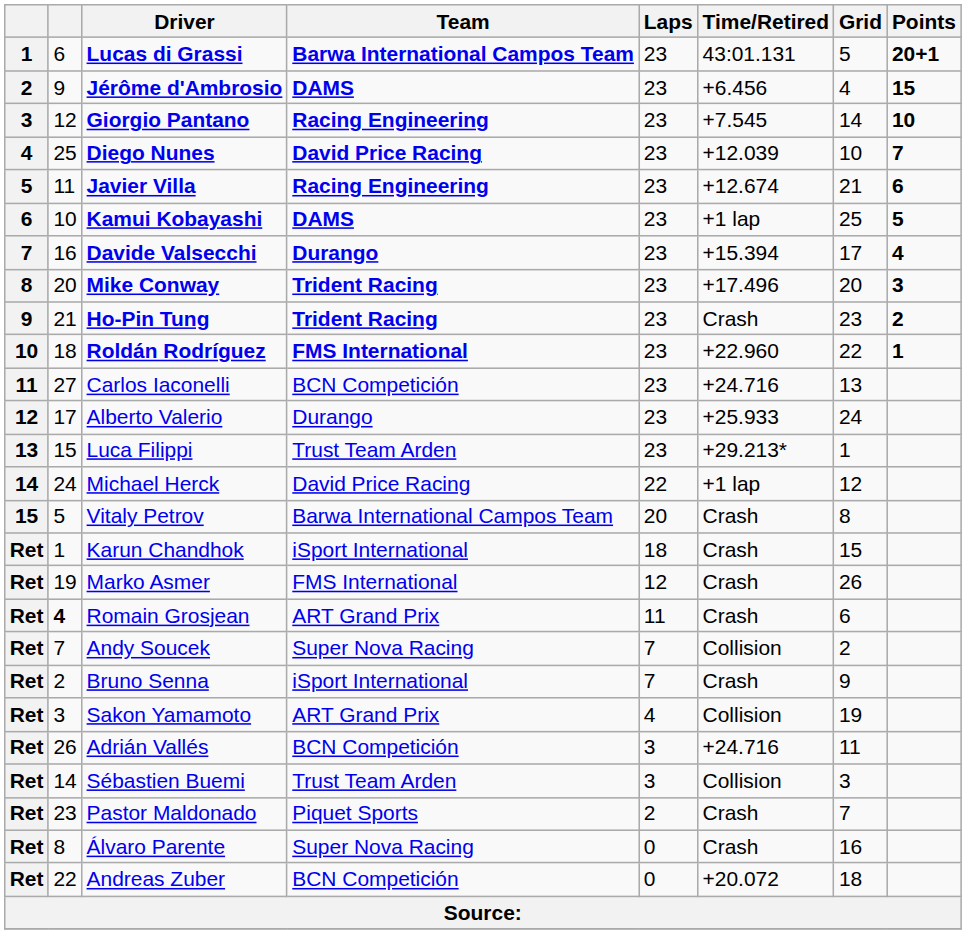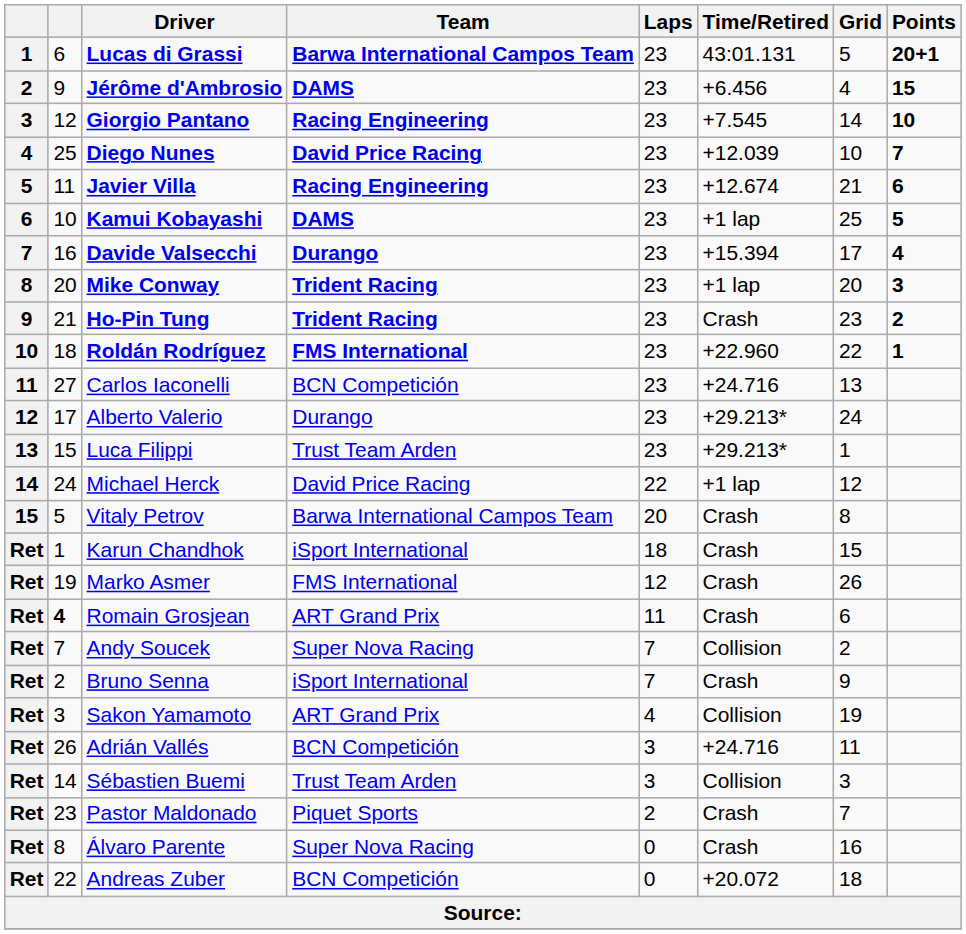(741, 285) +17.496 -> (731, 285) +1 lap
(741, 417) +25.933 -> (745, 417) +29.213*
